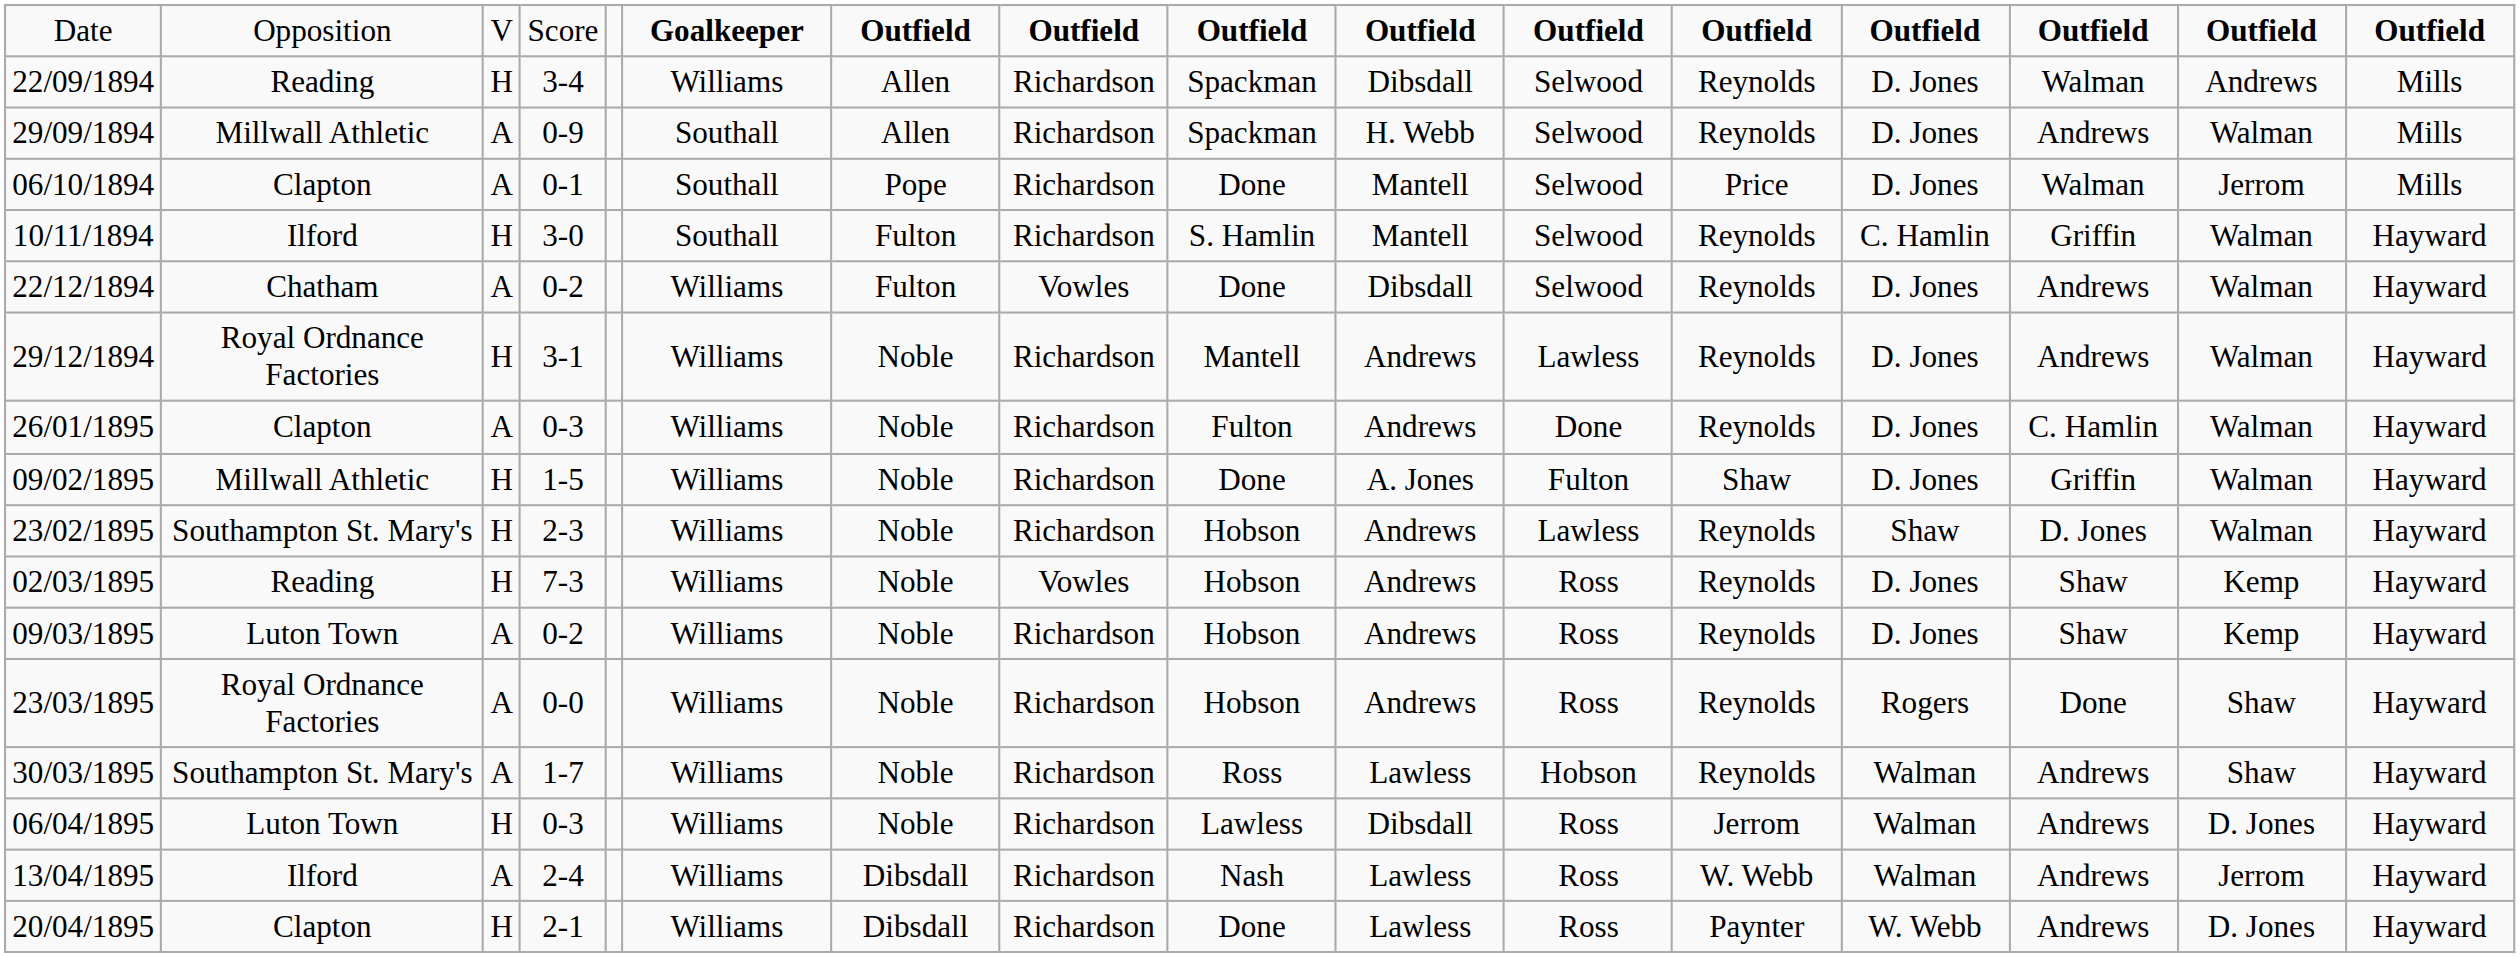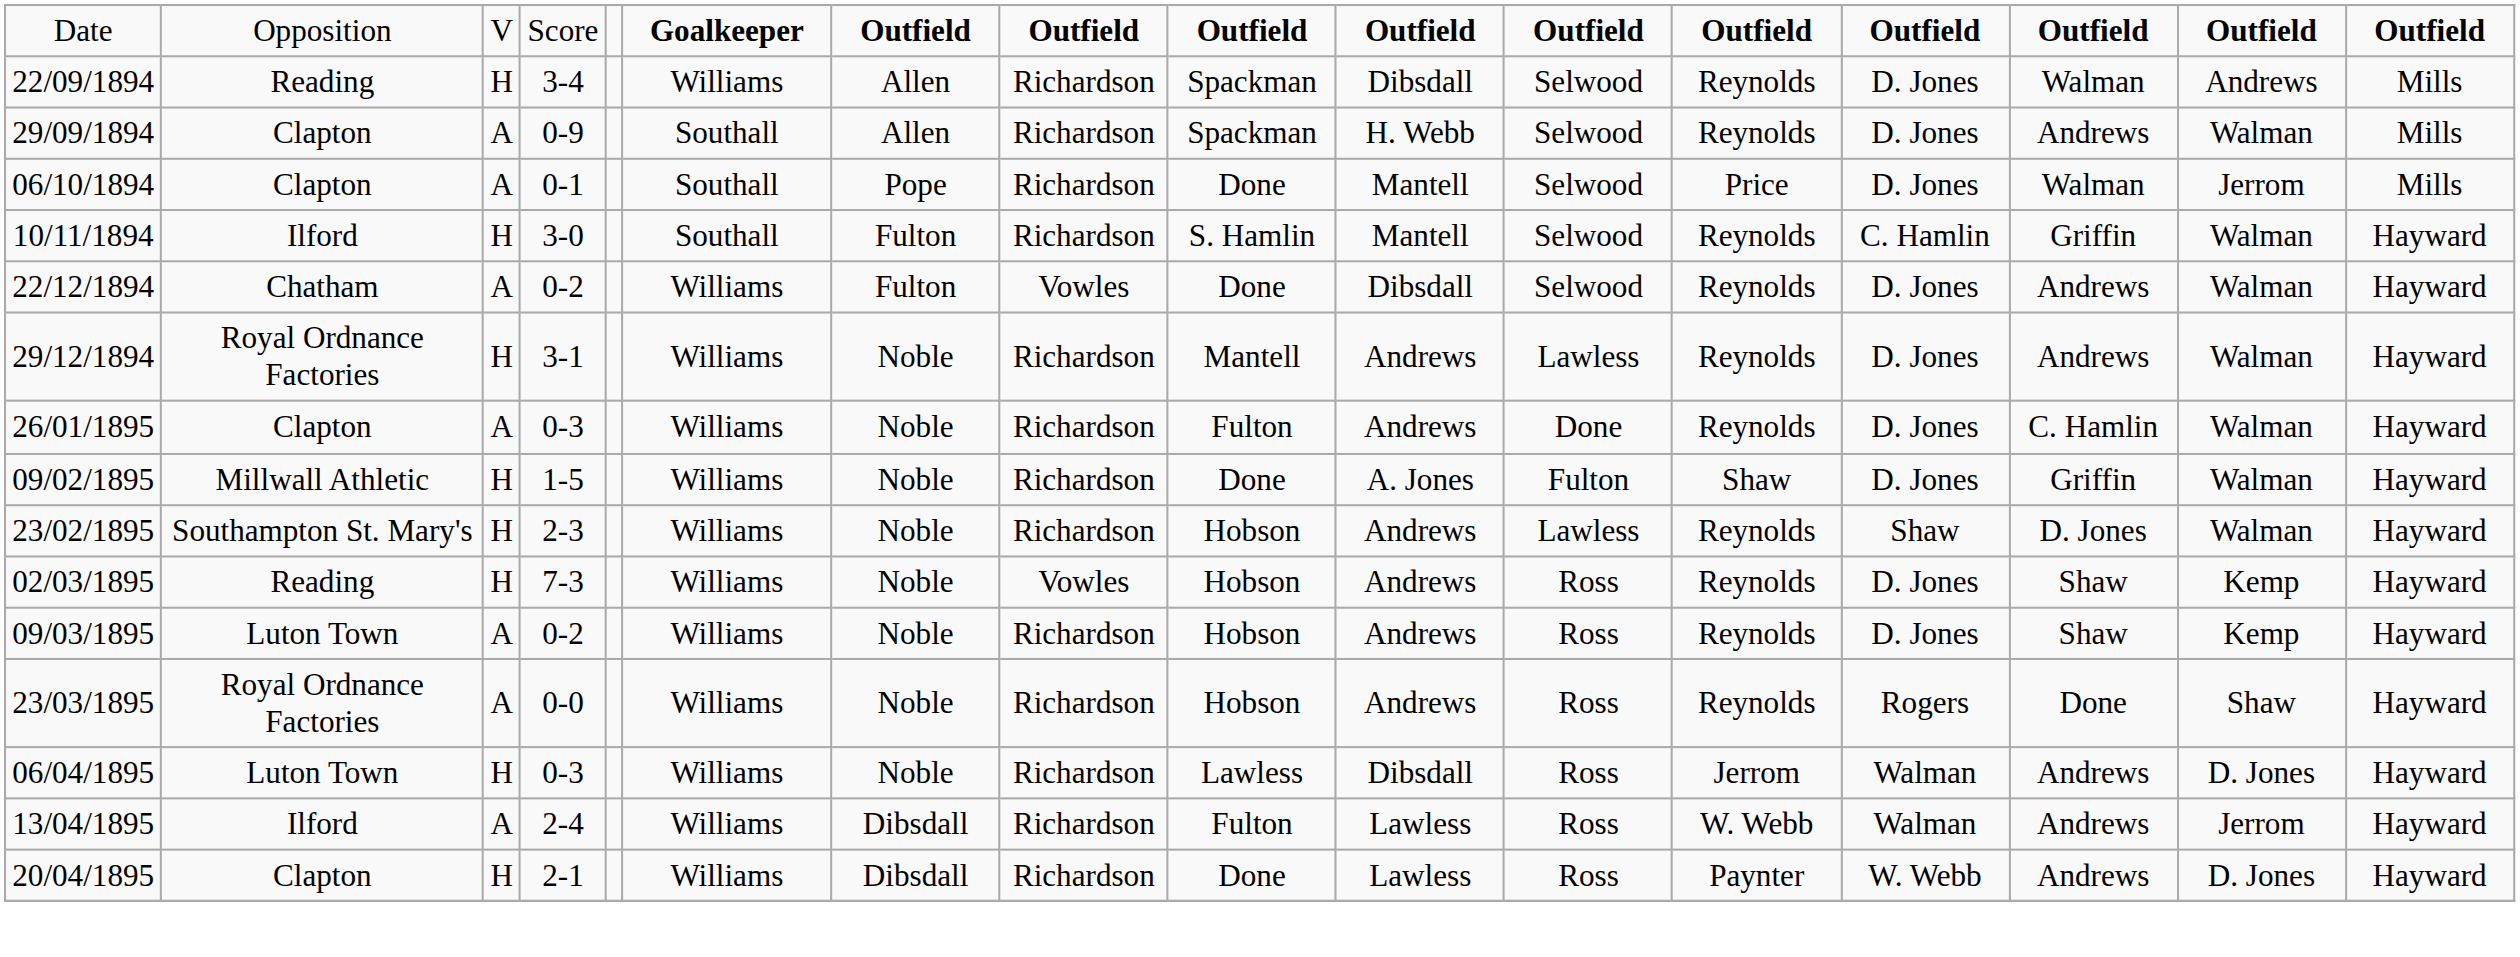(322, 133) Millwall Athletic -> (322, 133) Clapton
- row: (83, 772)
(1252, 874) Nash -> (1252, 823) Fulton
